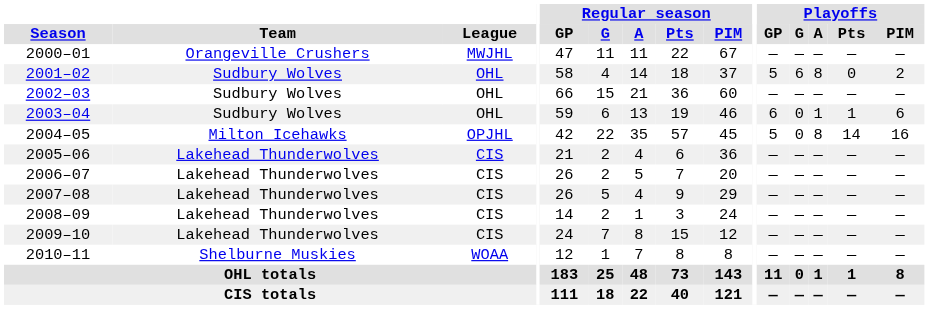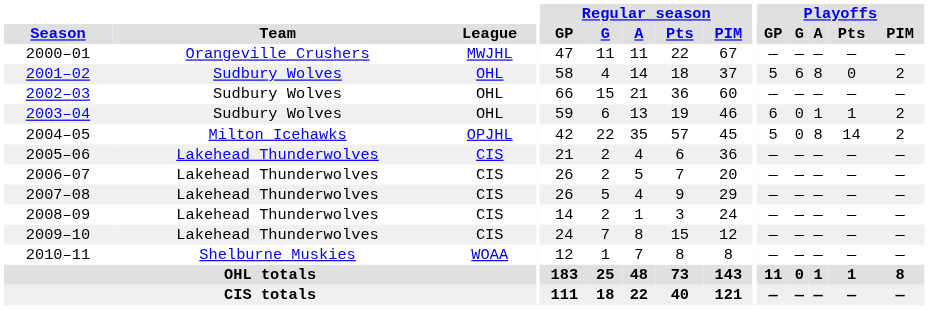(900, 114) 6 -> (900, 114) 2
(900, 134) 16 -> (900, 134) 2
